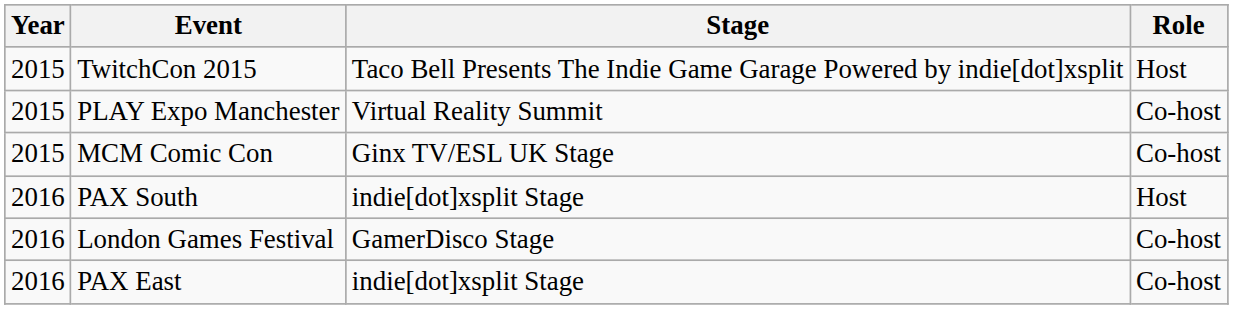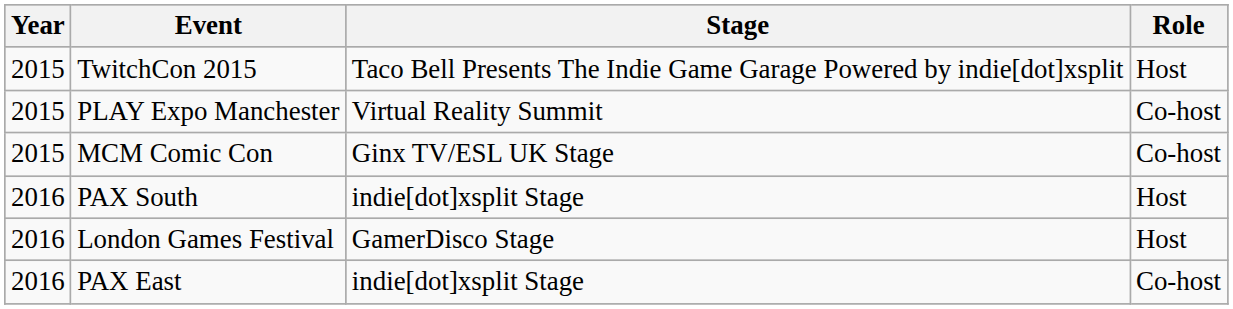(1179, 238) Co-host -> (1161, 238) Host
